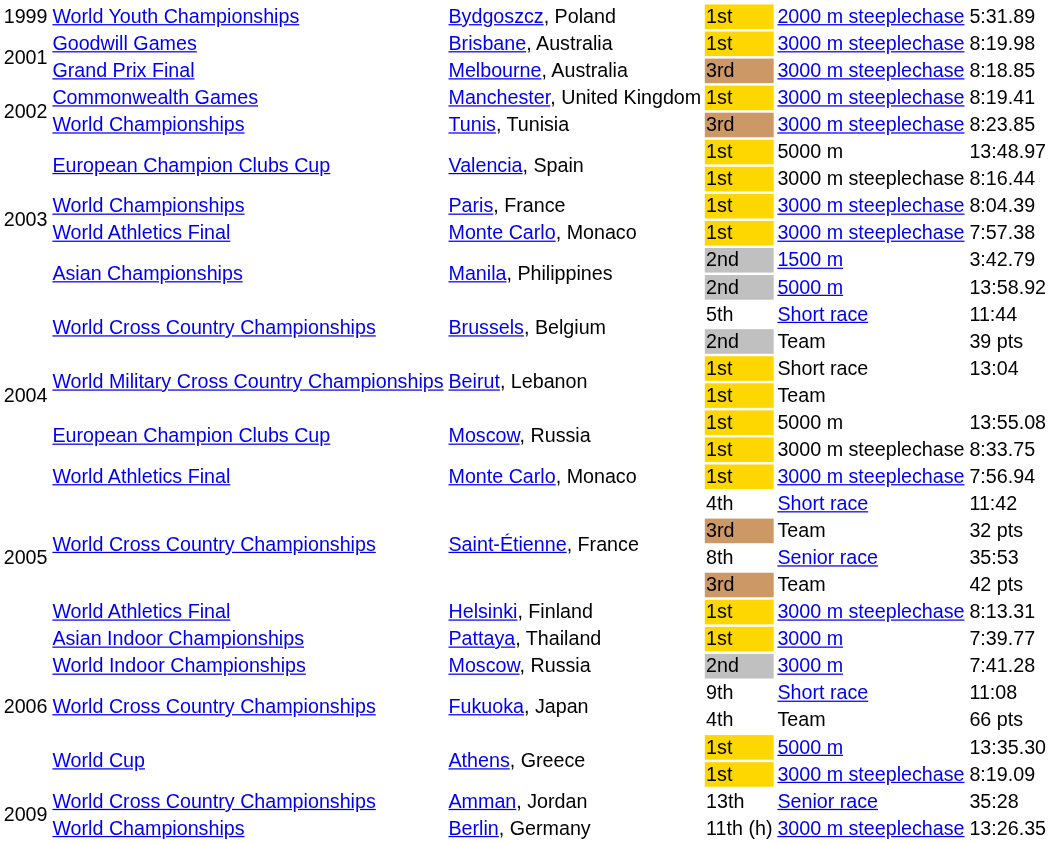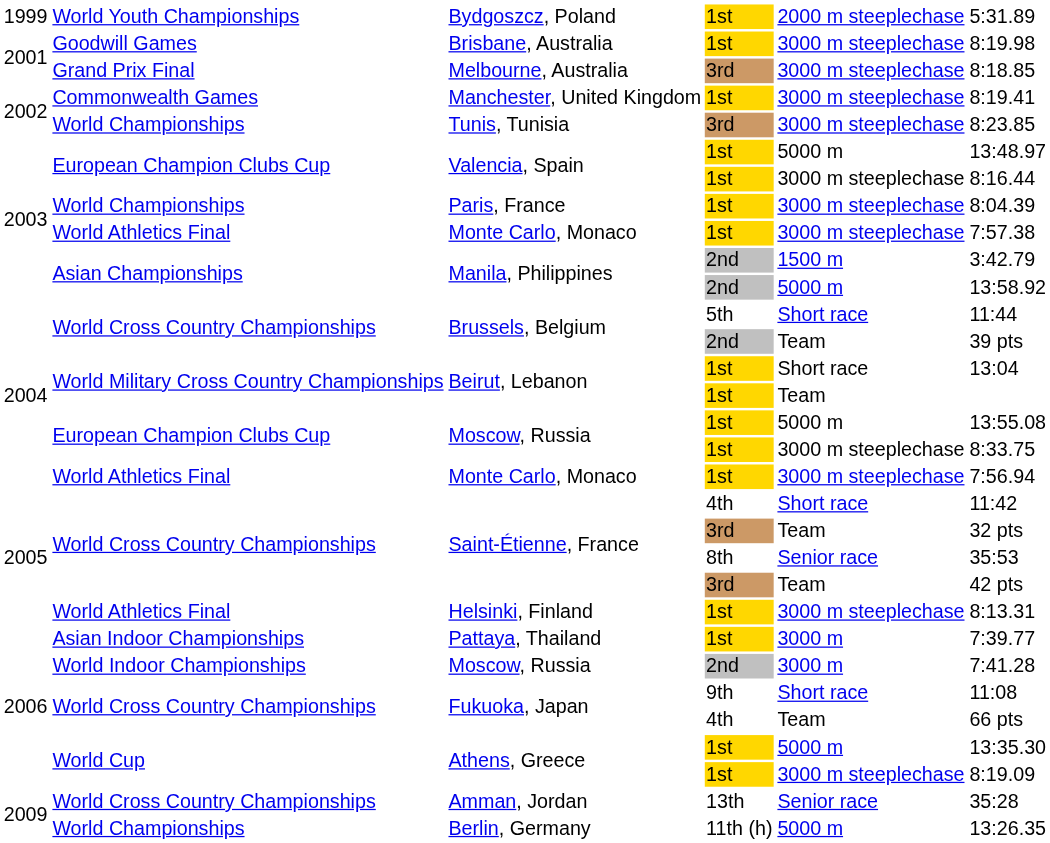(871, 828) 3000 m steeplechase -> (810, 828) 5000 m
